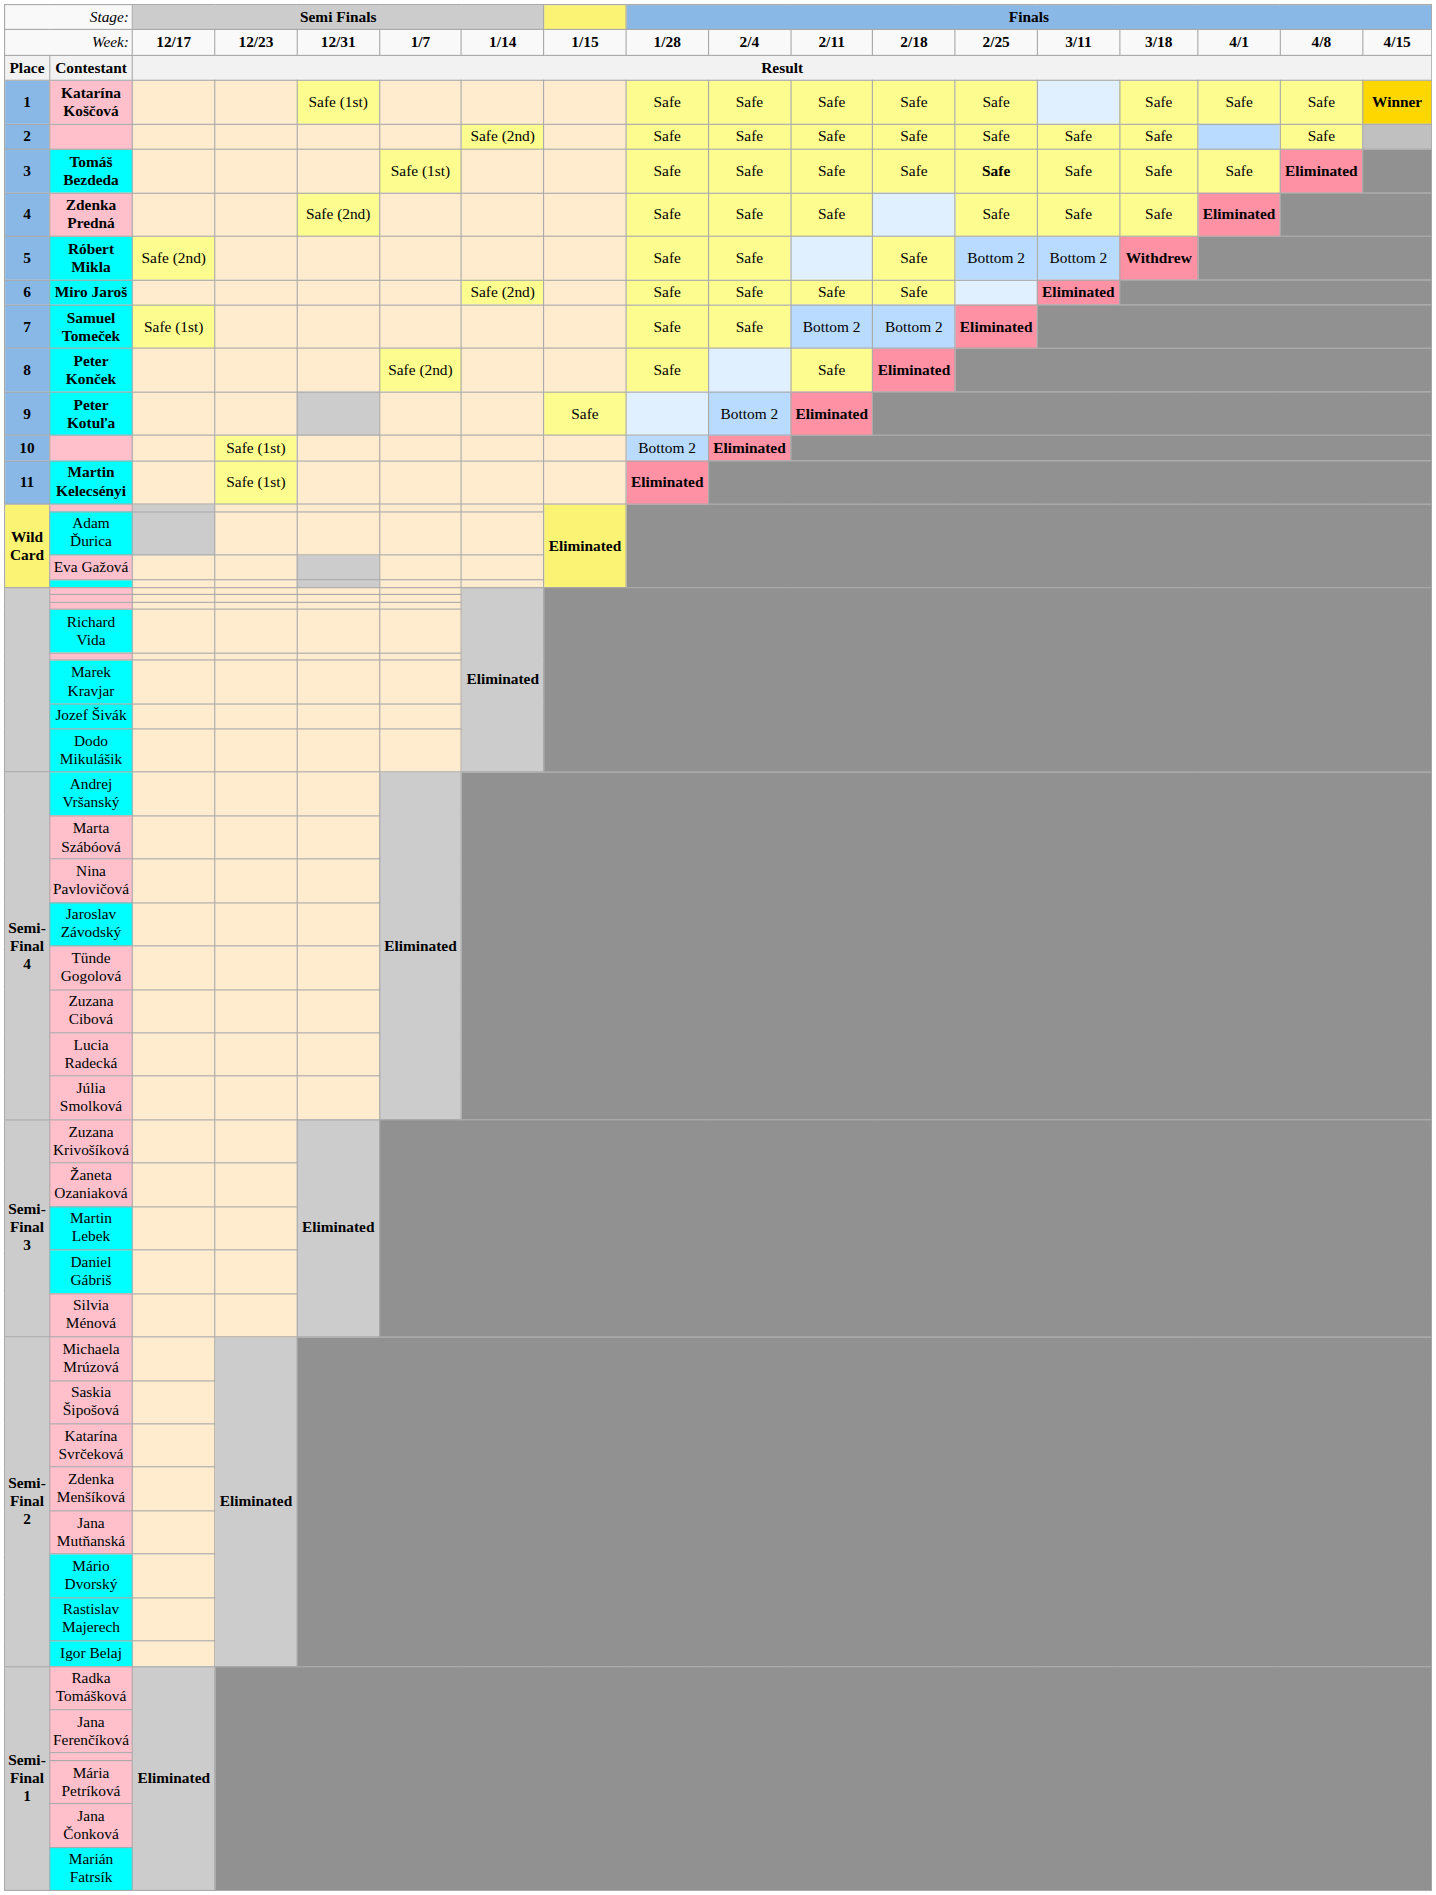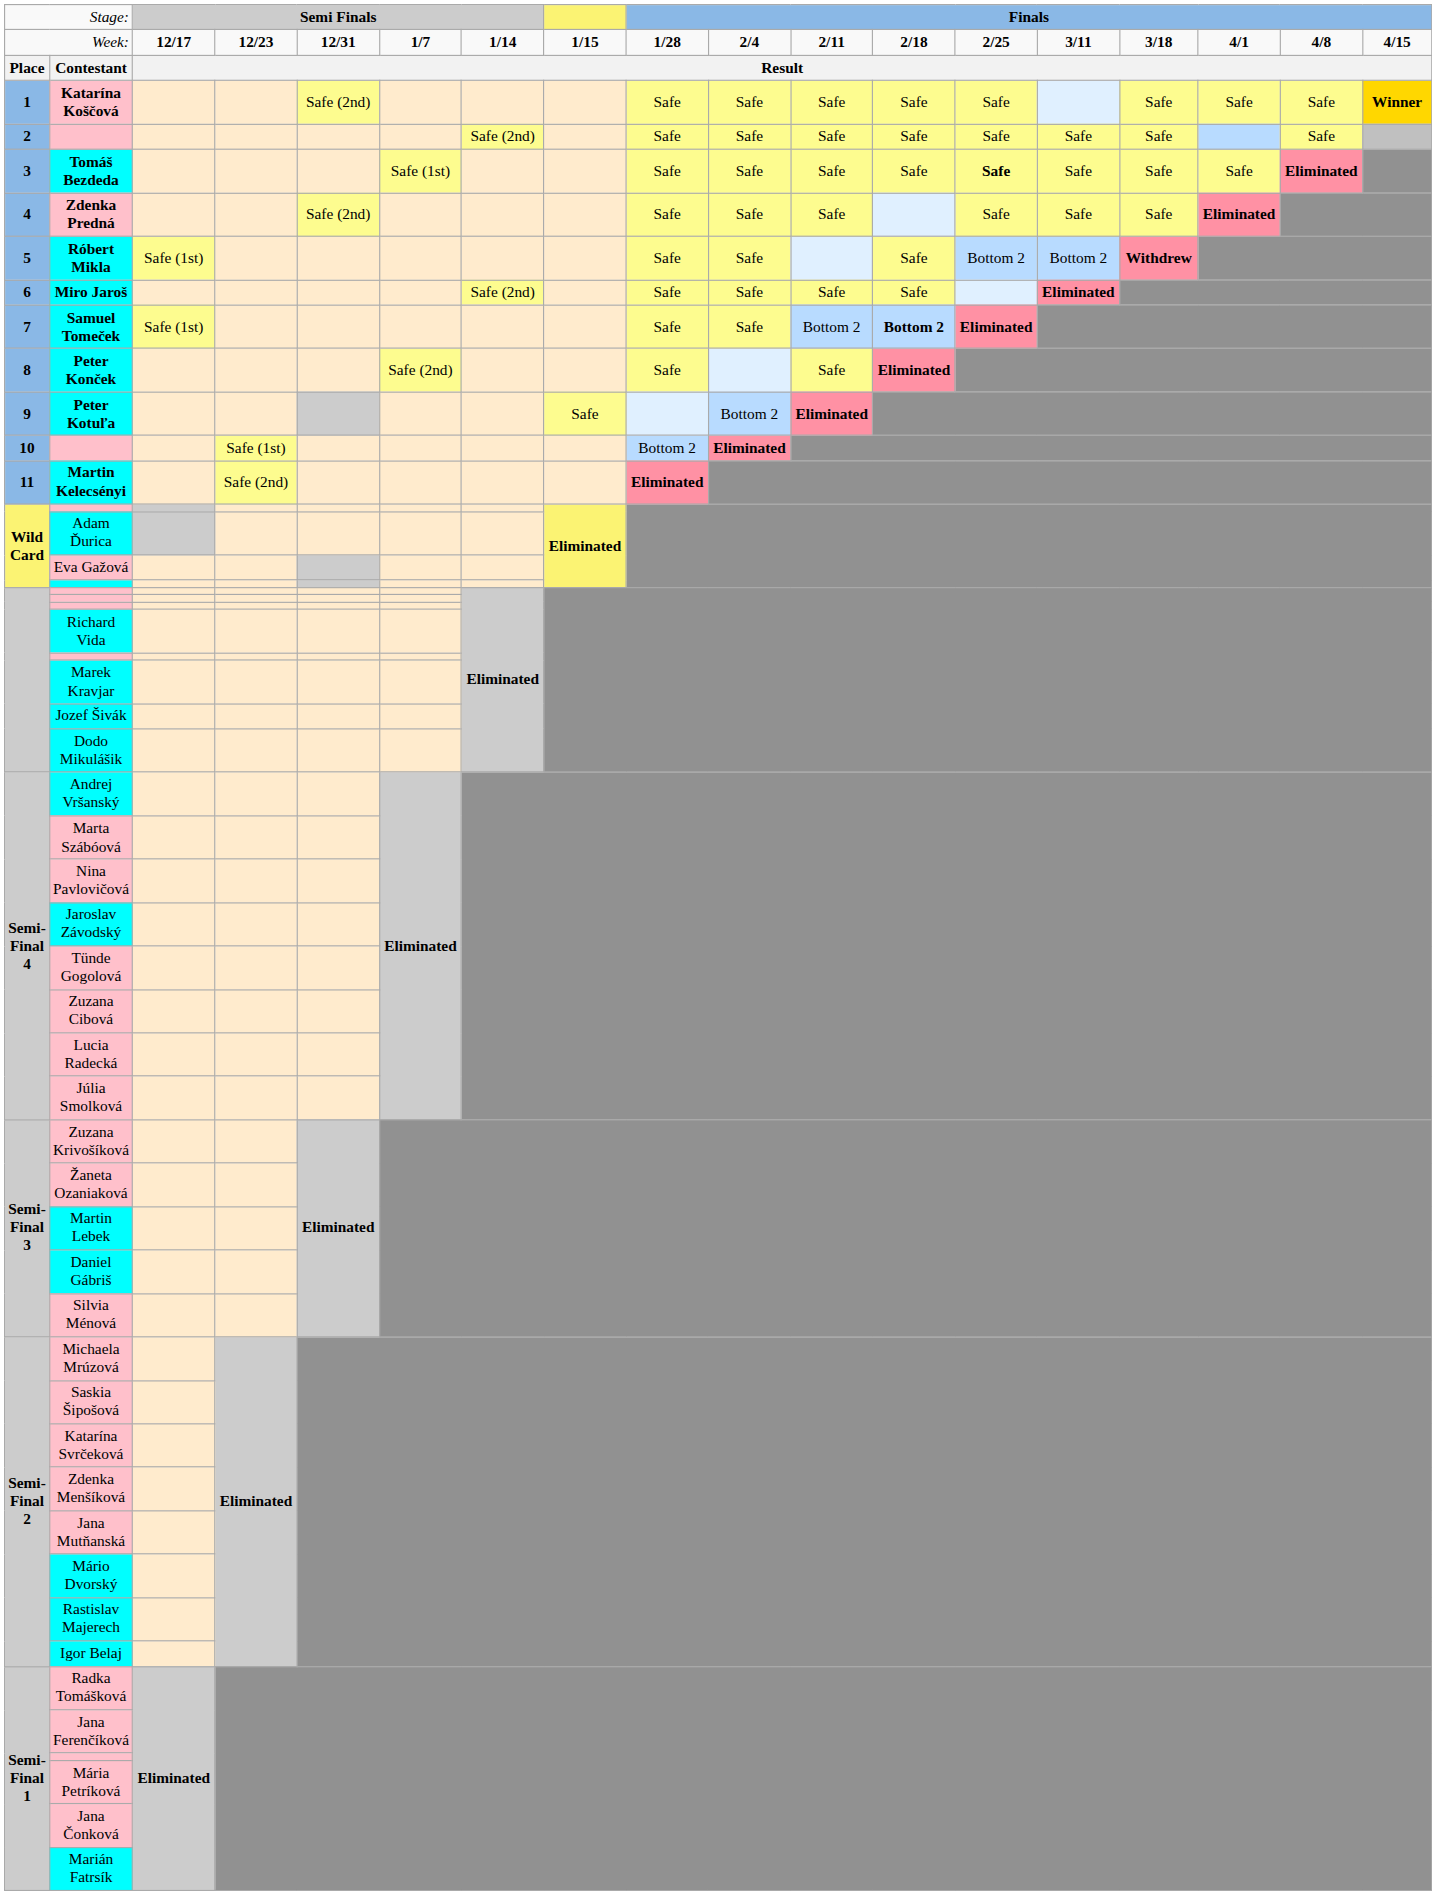(338, 101) Safe (1st) -> (338, 101) Safe (2nd)
(174, 257) Safe (2nd) -> (174, 257) Safe (1st)
(914, 326) normal -> (914, 326) bold
(256, 481) Safe (1st) -> (256, 481) Safe (2nd)
